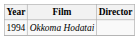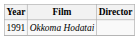(16, 27) 1994 -> (16, 27) 1991
